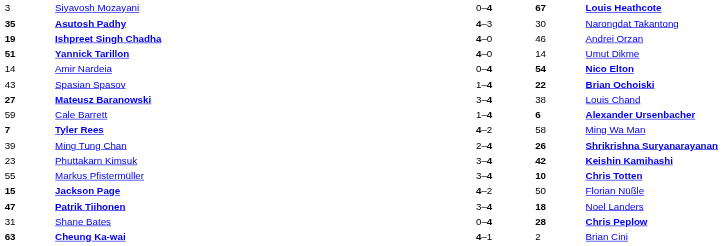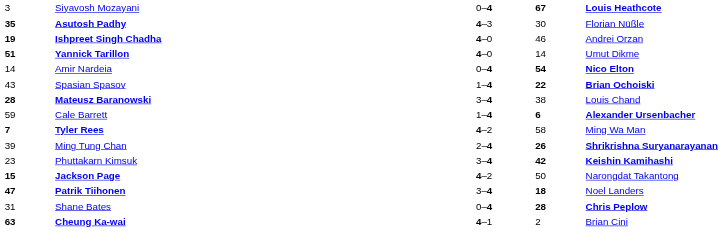(632, 23) Narongdat Takantong -> (615, 23) Florian Nüßle
(10, 100) 27 -> (10, 100) 28
- row: (100, 176)
(615, 191) Florian Nüßle -> (632, 176) Narongdat Takantong
